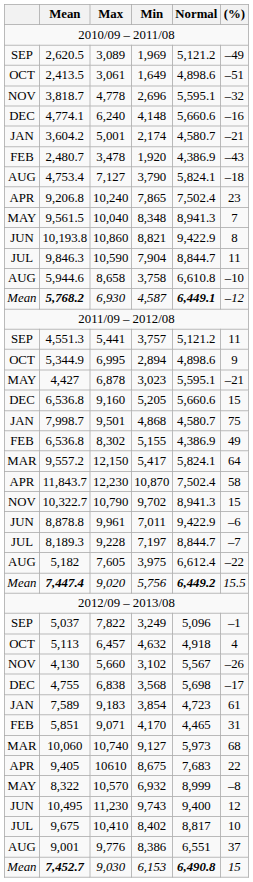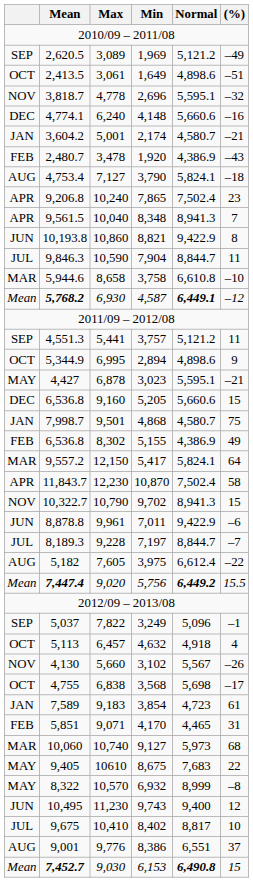(22, 217) MAY -> (22, 217) APR
(22, 278) AUG -> (22, 278) MAR
(22, 684) DEC -> (22, 684) OCT
(22, 765) APR -> (22, 765) MAY
